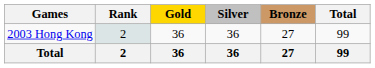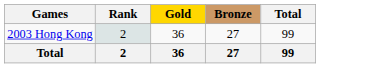- column: (233, 14)
